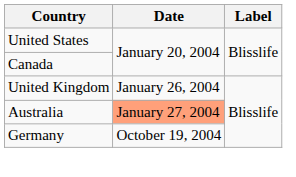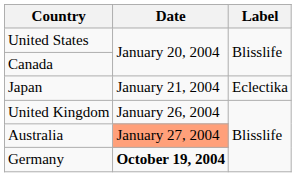+ row: (25, 87)
(169, 135) normal -> (171, 159) bold
